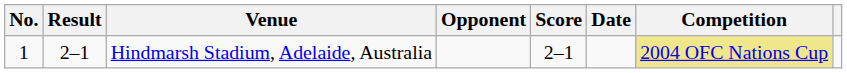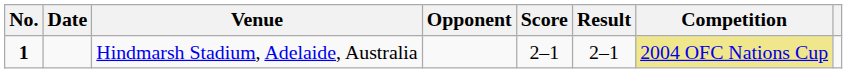columns swapped: (611, 20) <-> (75, 20)
(24, 51) normal -> (24, 51) bold
